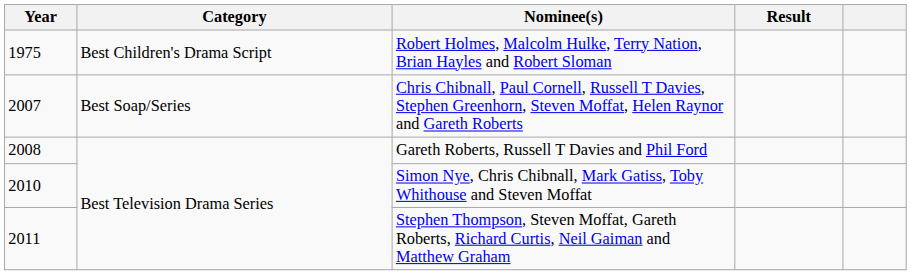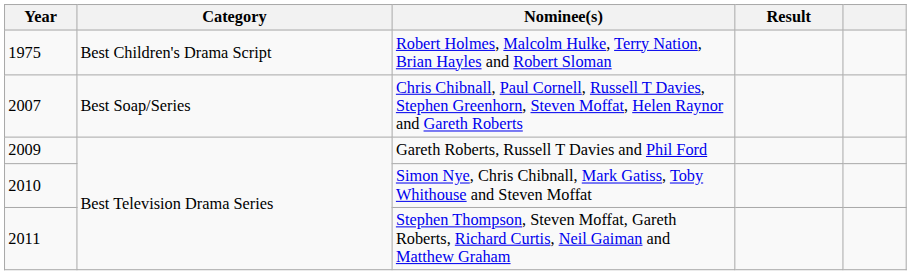(25, 150) 2008 -> (25, 150) 2009
